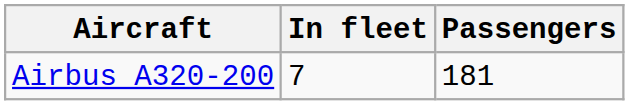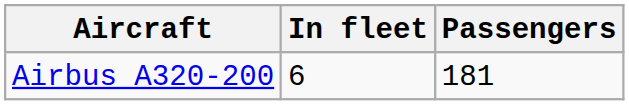(297, 76) 7 -> (297, 76) 6
